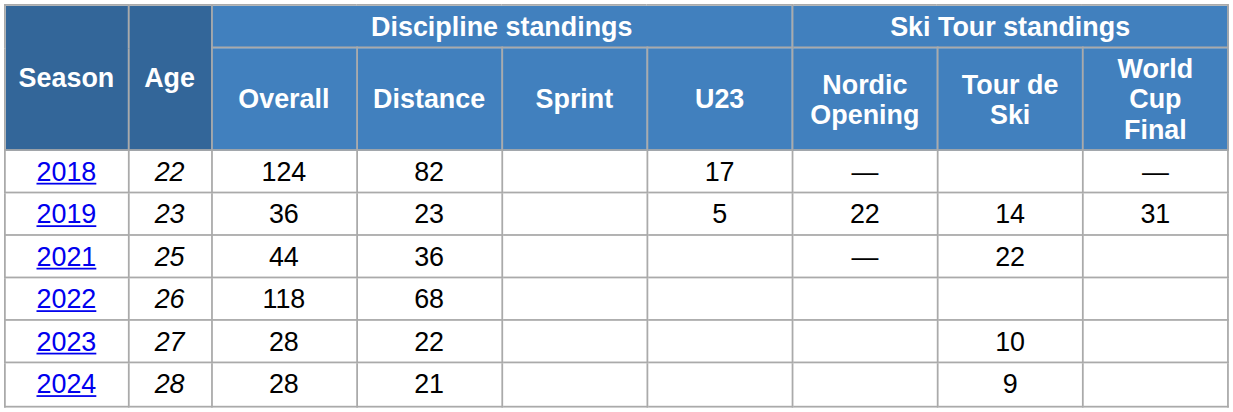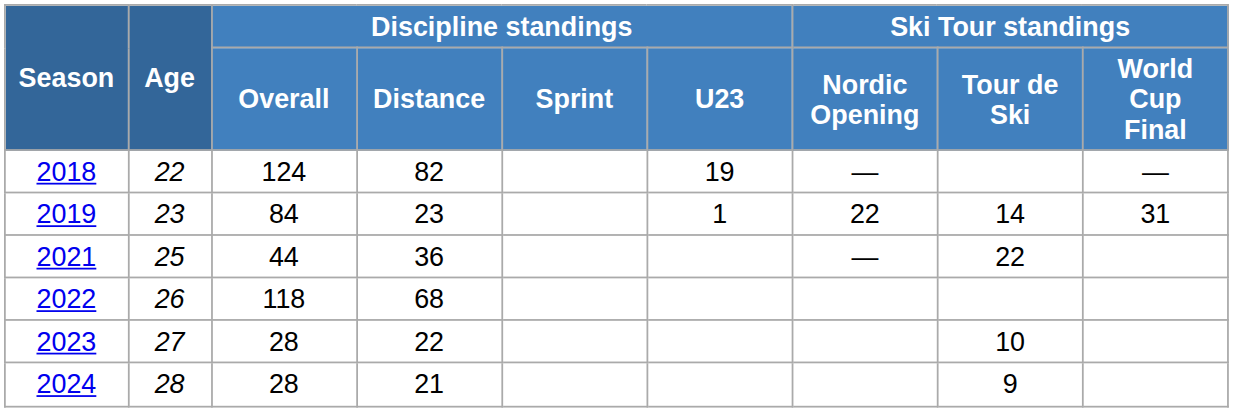(720, 172) 17 -> (720, 172) 19
(284, 214) 36 -> (284, 214) 84
(720, 214) 5 -> (720, 214) 1
